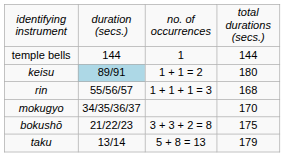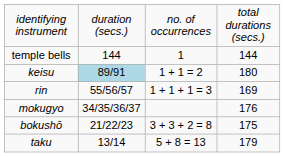(248, 90) 168 -> (248, 90) 169
(248, 108) 170 -> (248, 108) 176
